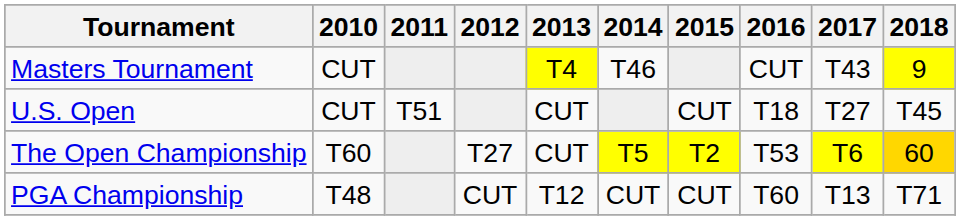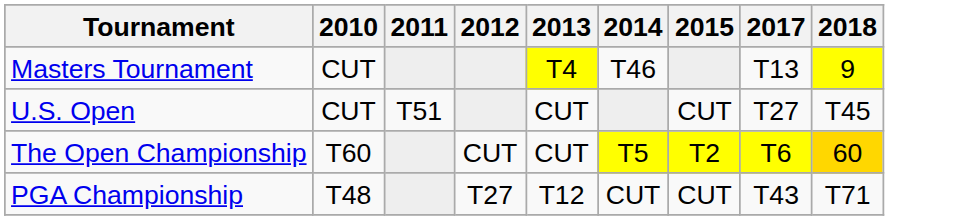- column: (776, 26)
(848, 68) T43 -> (776, 68) T13
(490, 152) T27 -> (490, 152) CUT
(490, 195) CUT -> (490, 195) T27
(848, 195) T13 -> (776, 195) T43
